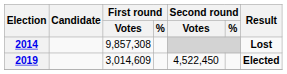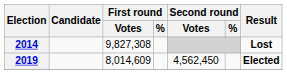(128, 45) 9,857,308 -> (128, 45) 9,827,308
(128, 61) 3,014,609 -> (128, 61) 8,014,609
(196, 61) 4,522,450 -> (196, 61) 4,562,450
